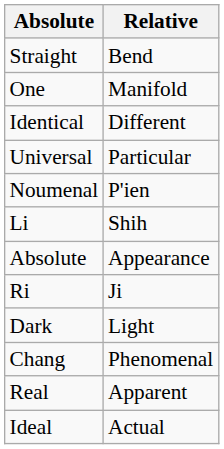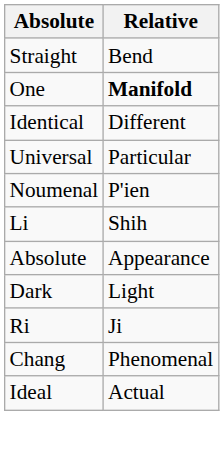(148, 88) normal -> (150, 88) bold
rows swapped: (31, 325) <-> (20, 291)
- row: (29, 392)
